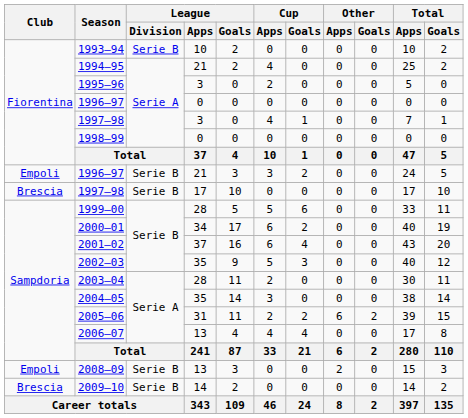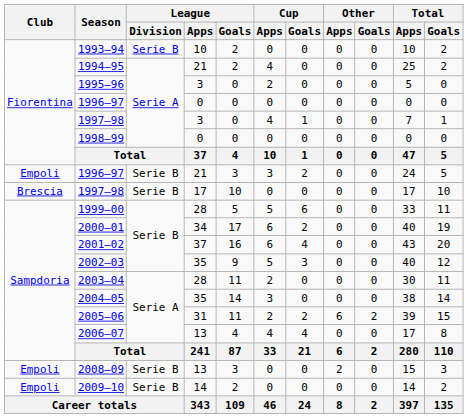(40, 387) Brescia -> (40, 387) Empoli
